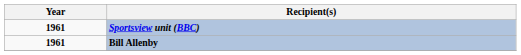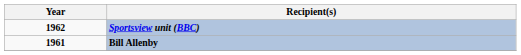(55, 27) 1961 -> (55, 27) 1962
